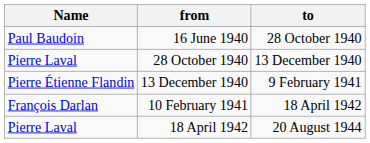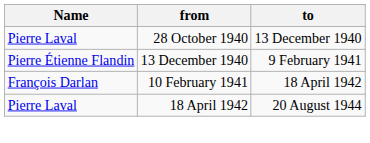- row: (210, 37)
